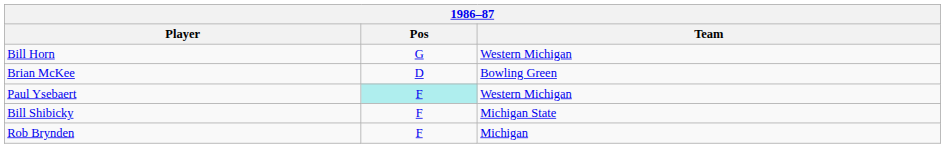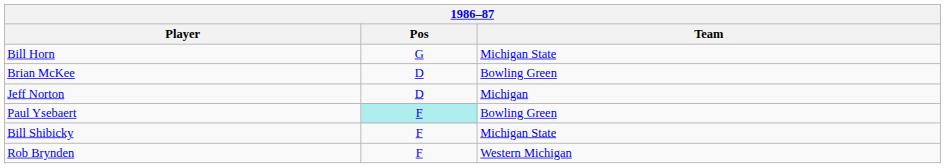(526, 53) Western Michigan -> (518, 53) Michigan State
+ row: (36, 93)
(526, 93) Western Michigan -> (519, 113) Bowling Green
(504, 133) Michigan -> (526, 152) Western Michigan
